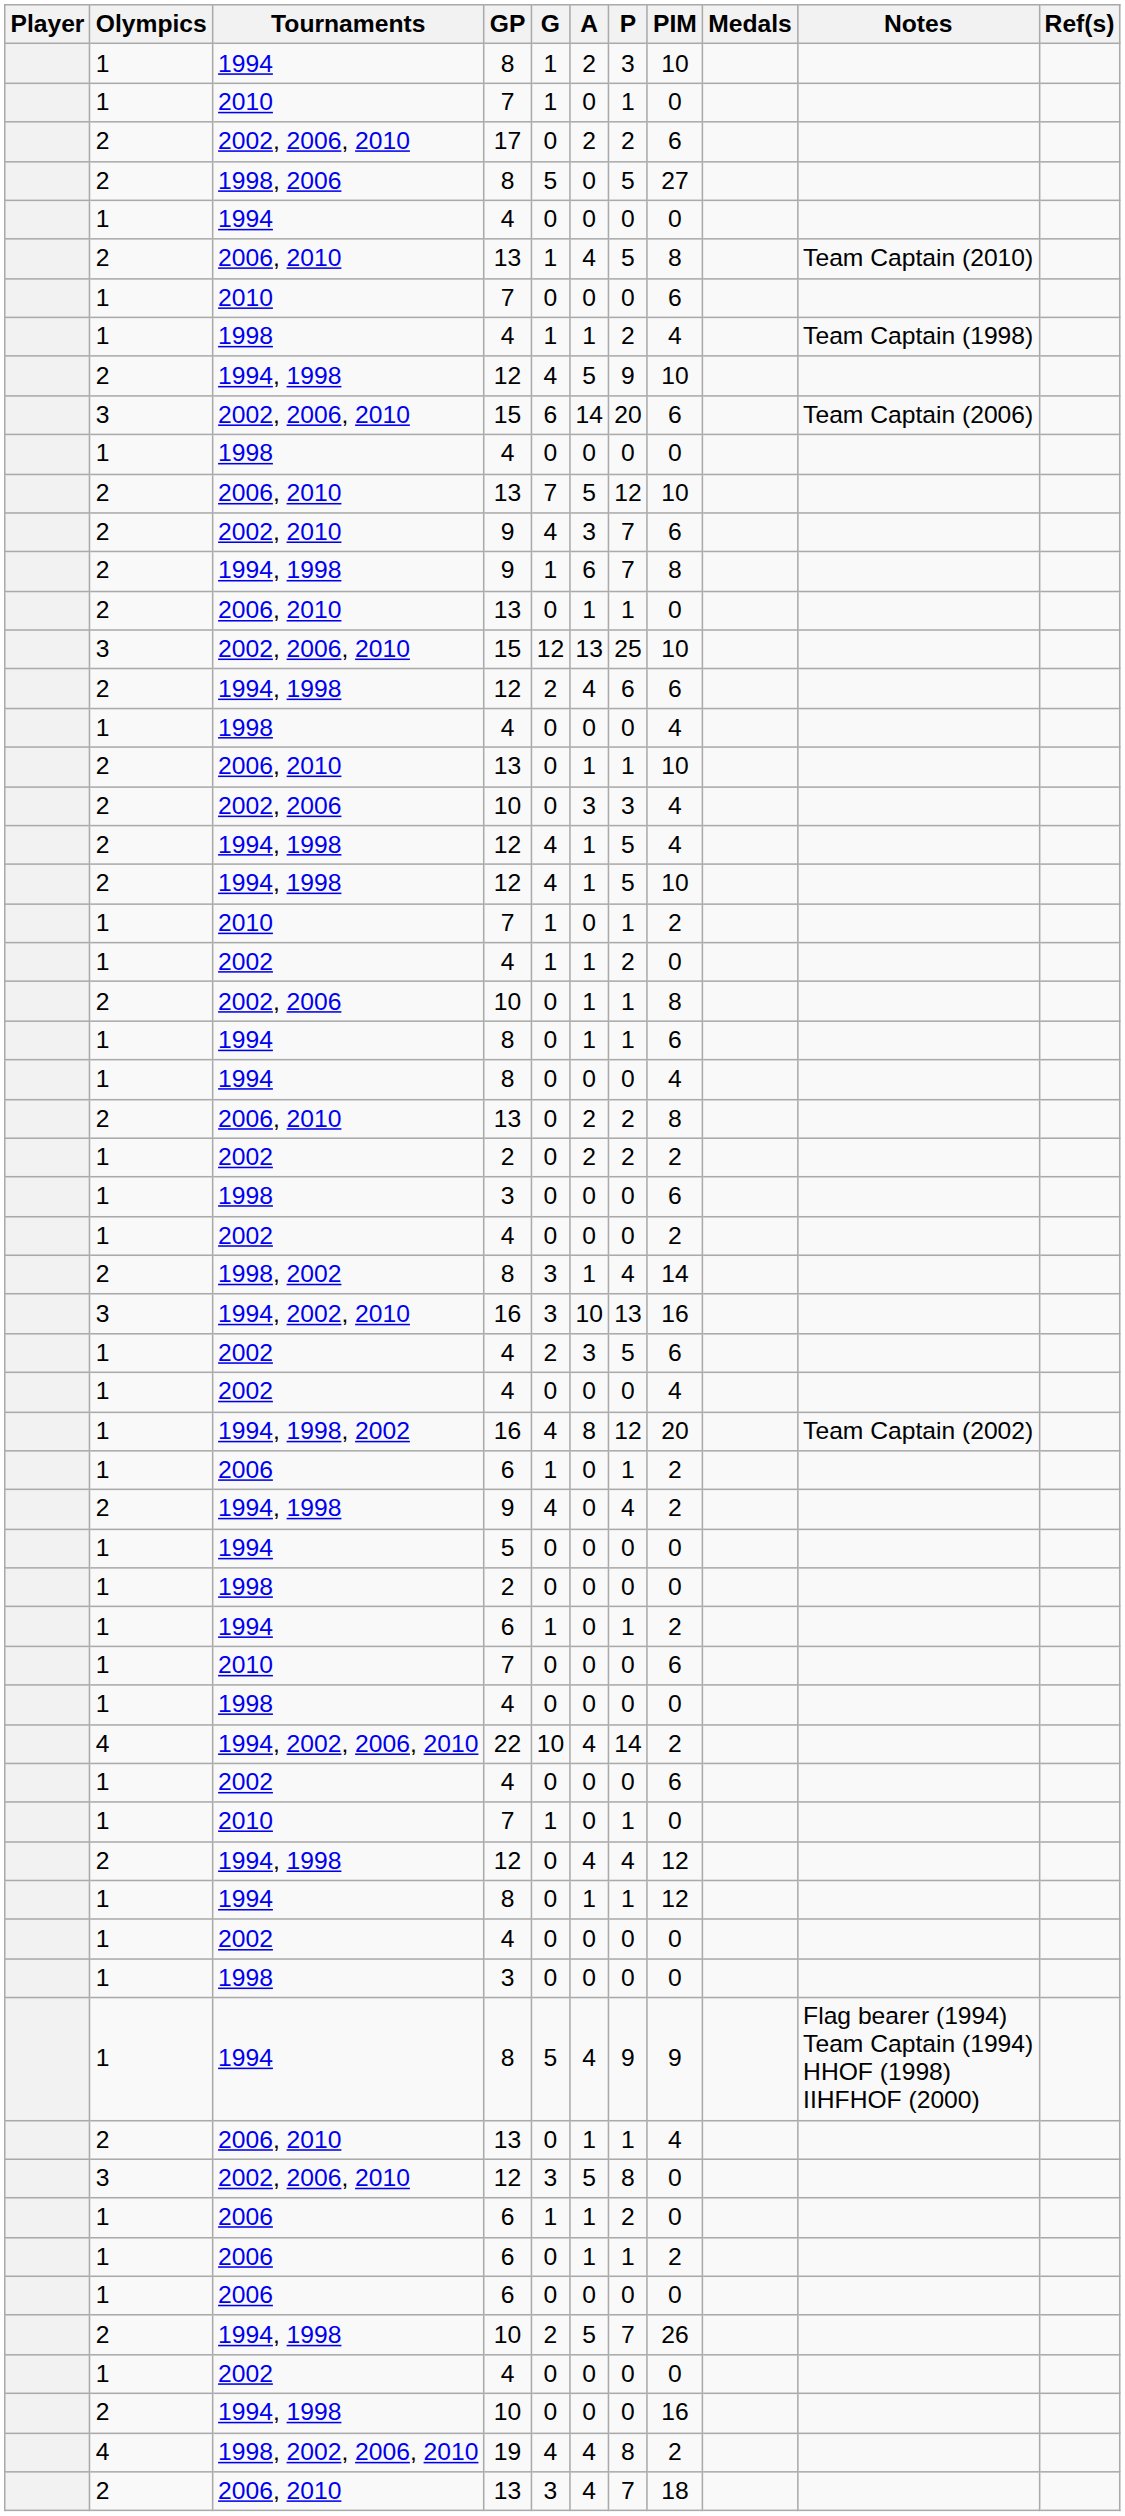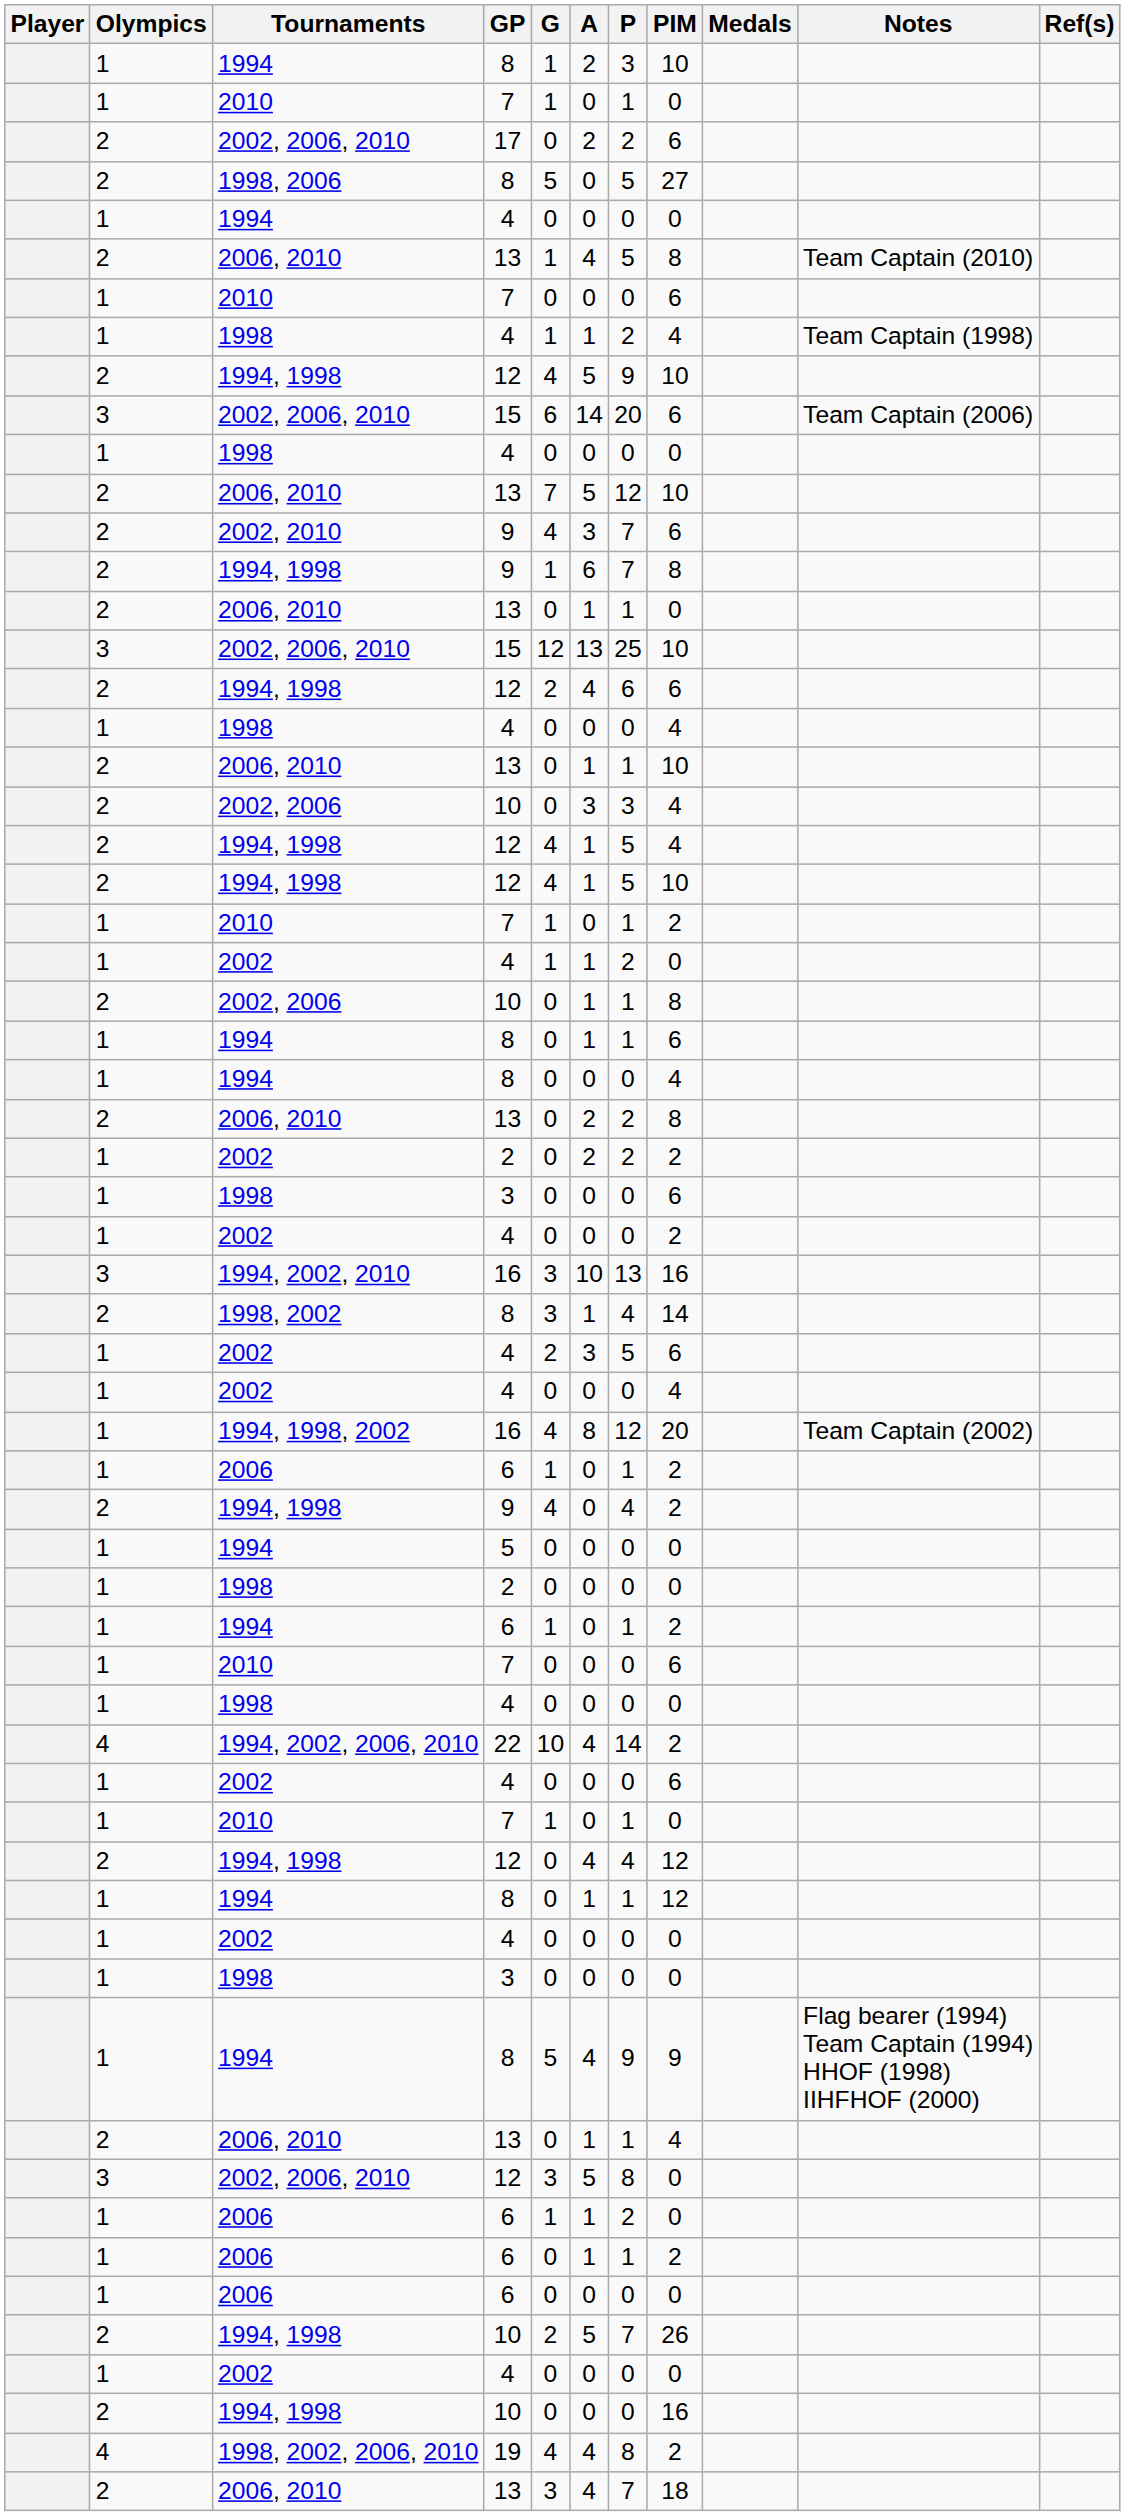rows swapped: (314, 1313) <-> (280, 1274)
